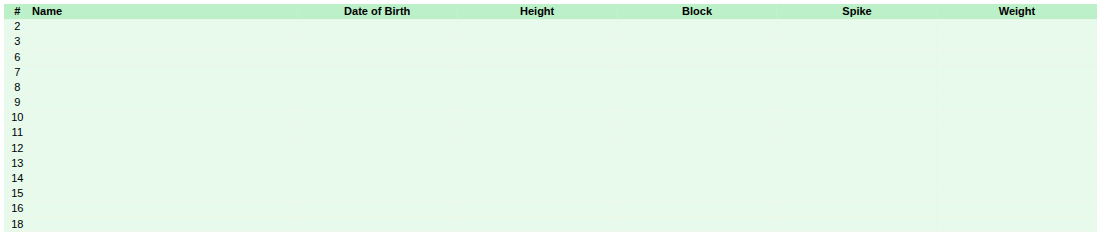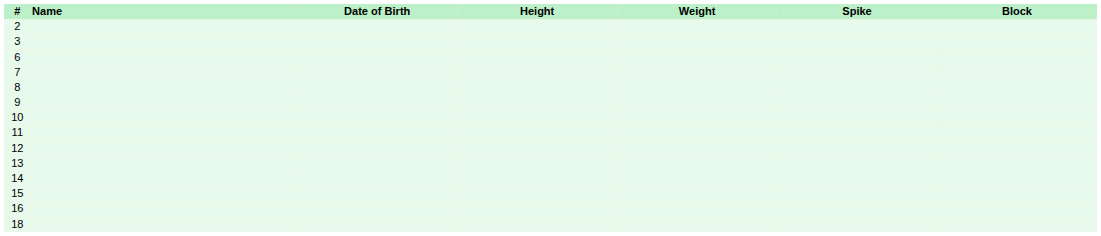columns swapped: (1017, 11) <-> (697, 11)
